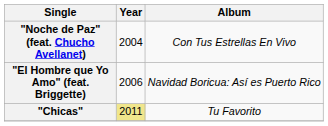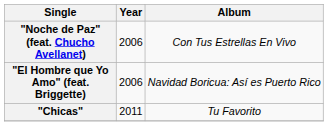(131, 42) 2004 -> (131, 42) 2006
(131, 112) khaki background -> (131, 112) no background
